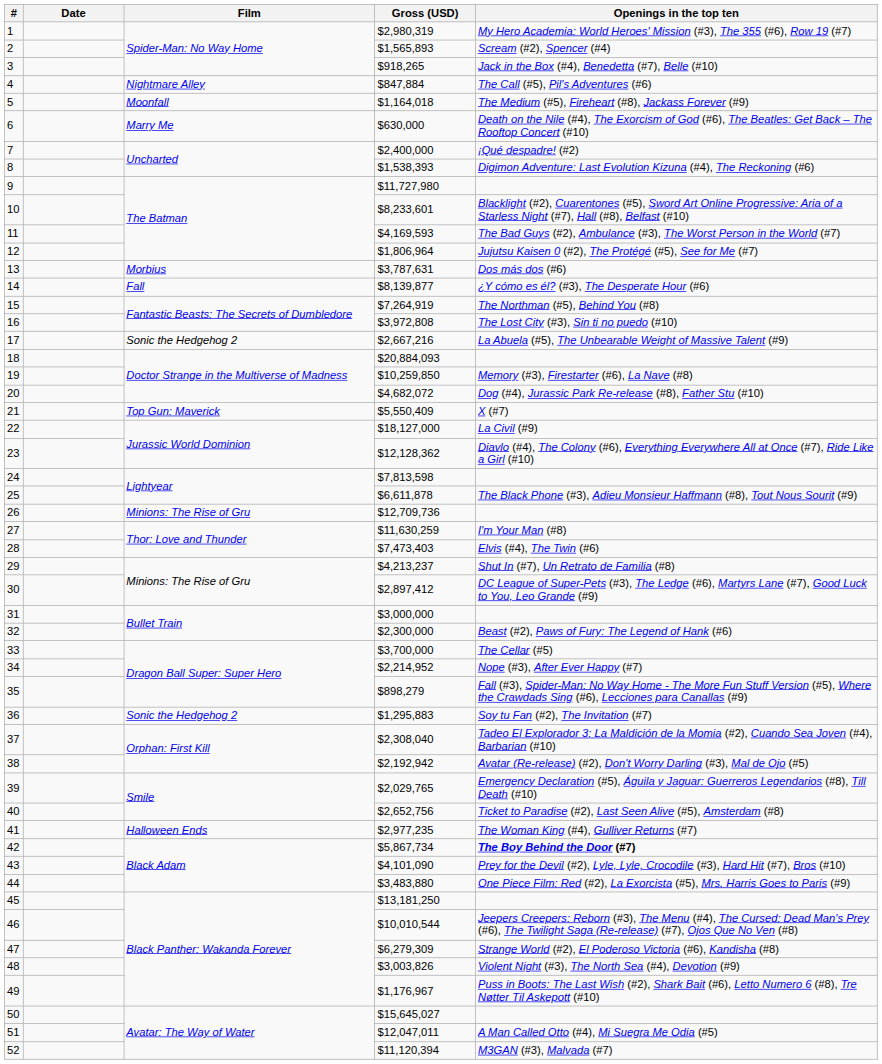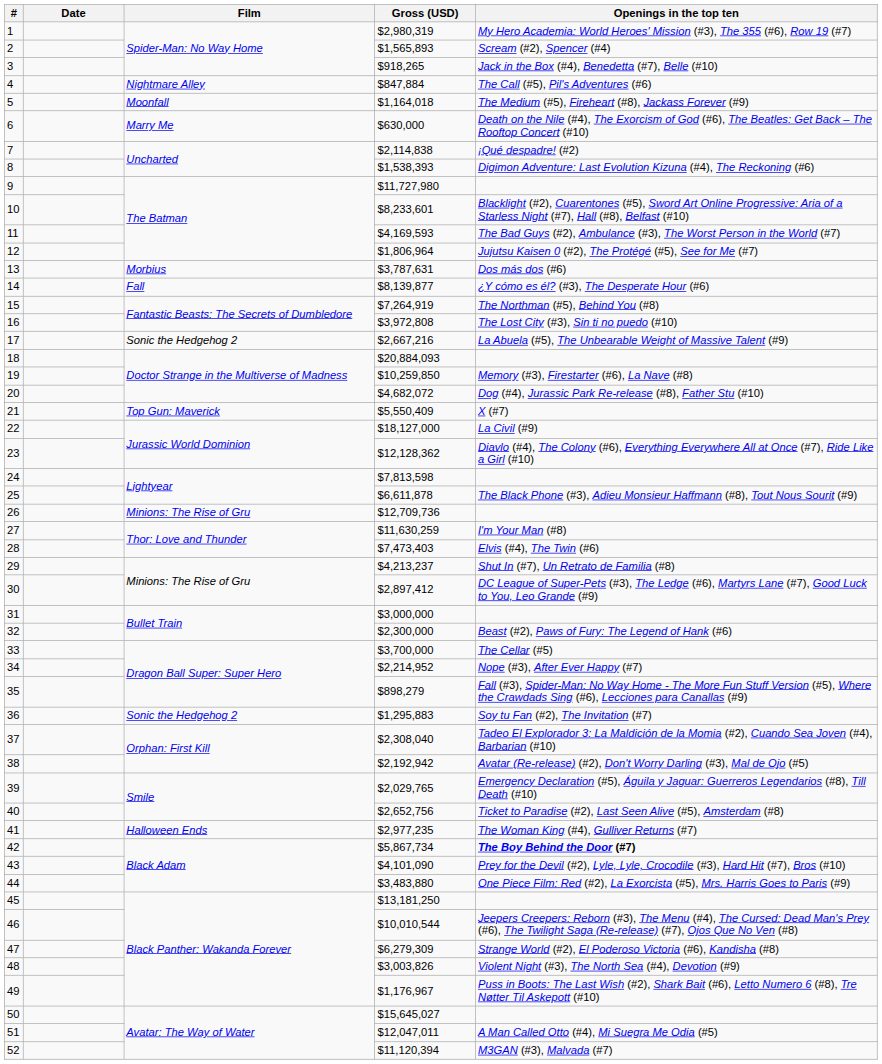(406, 150) $2,400,000 -> (405, 150) $2,114,838
